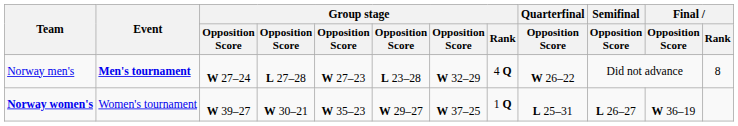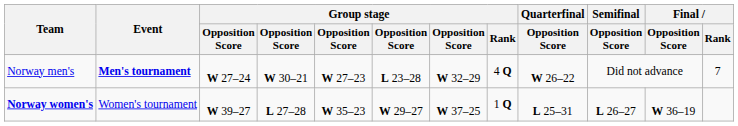(286, 78) L 27–28 -> (286, 78) W 30–21
(718, 71) 8 -> (718, 71) 7
(286, 111) W 30–21 -> (286, 111) L 27–28
